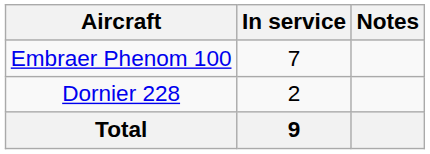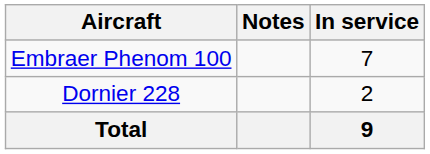columns swapped: (294, 22) <-> (388, 22)
